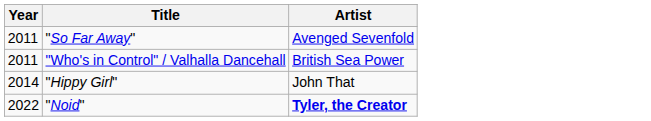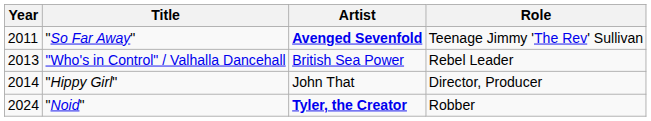+ column: (536, 15)
(353, 37) normal -> (357, 37) bold
(23, 60) 2011 -> (23, 60) 2013
(23, 104) 2022 -> (23, 104) 2024
